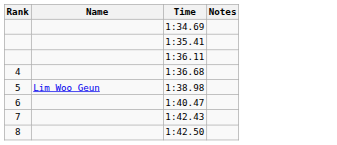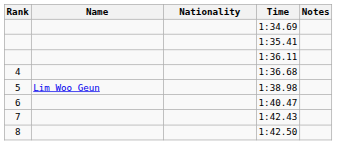+ column: (210, 12)
